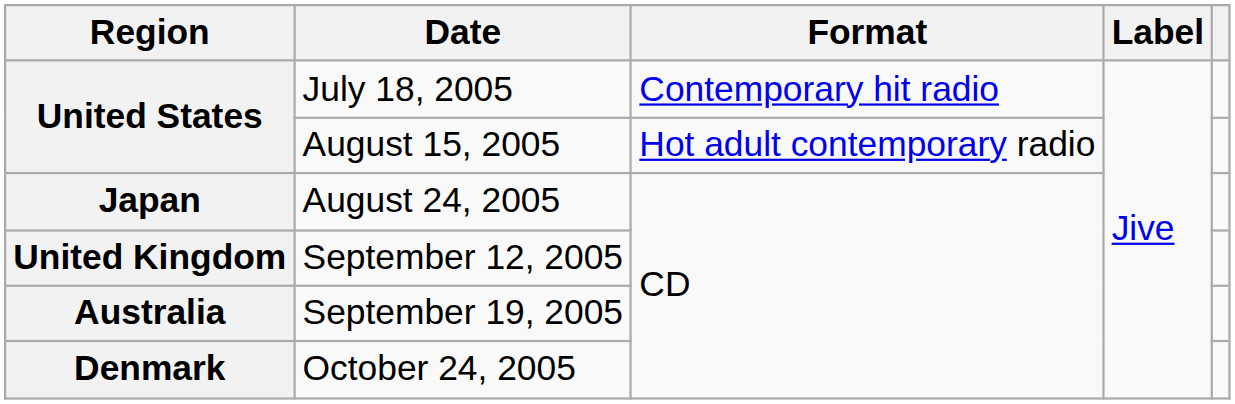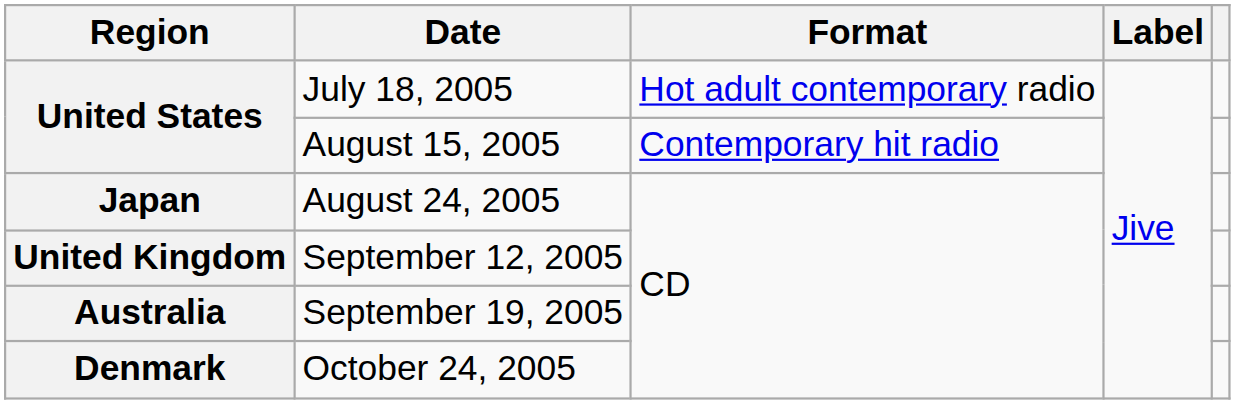(819, 88) Contemporary hit radio -> (867, 88) Hot adult contemporary radio
(867, 144) Hot adult contemporary radio -> (819, 144) Contemporary hit radio
